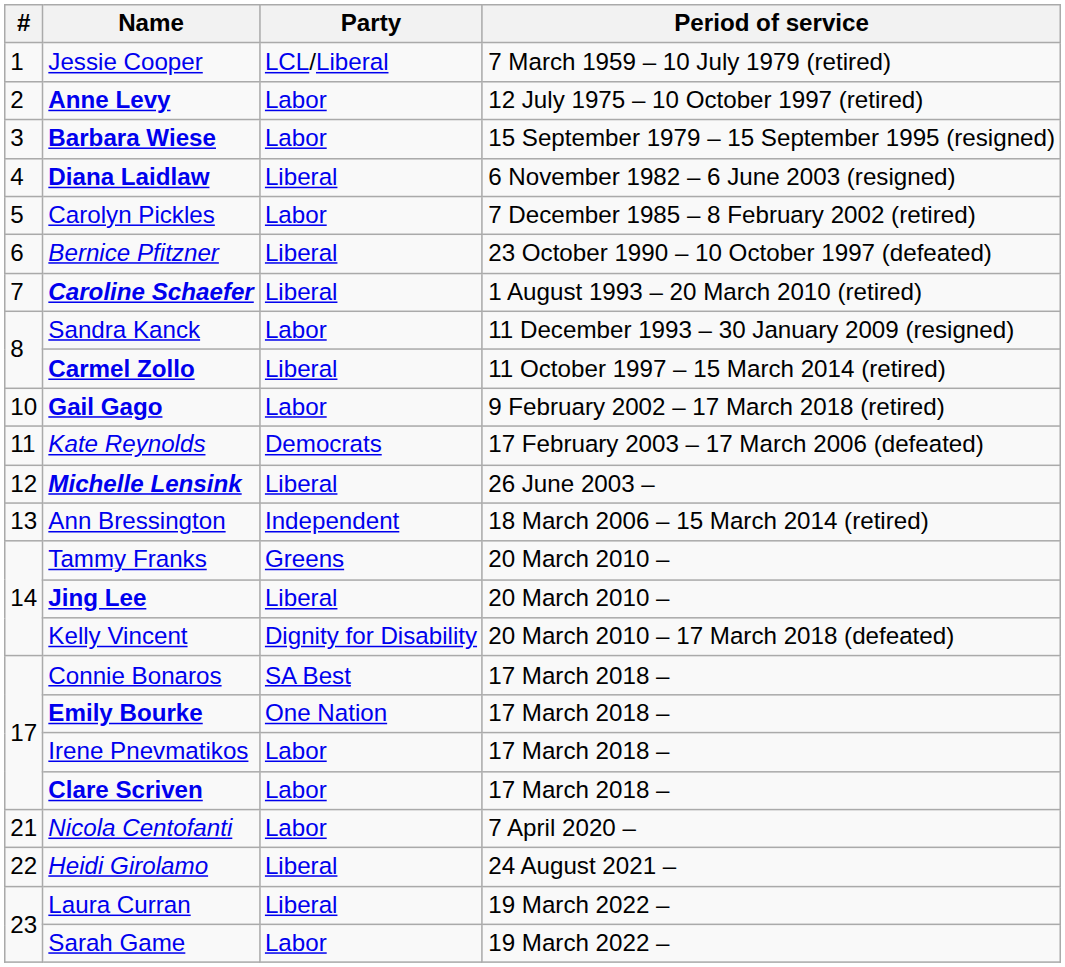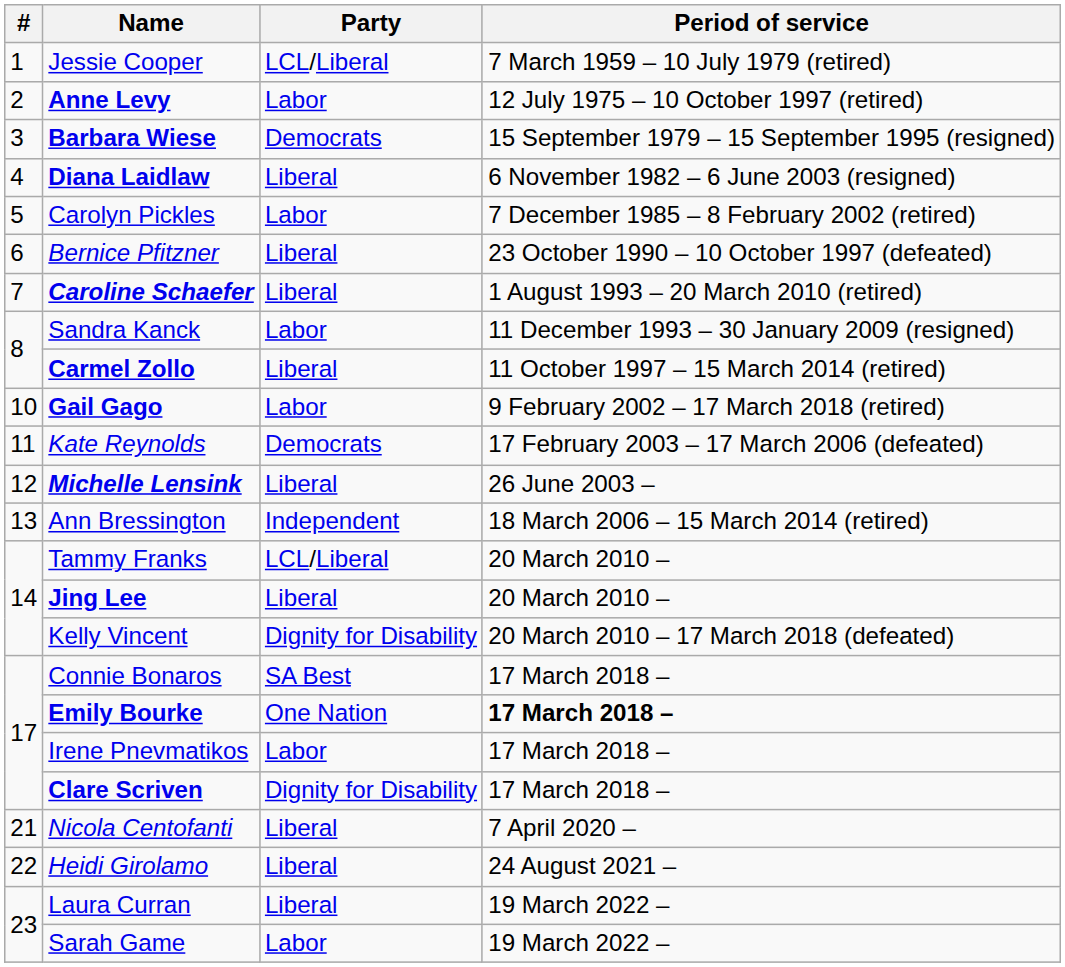(296, 138) Labor -> (323, 138) Democrats
(305, 560) Greens -> (327, 560) LCL/Liberal
(579, 713) normal -> (581, 713) bold
(296, 789) Labor -> (371, 789) Dignity for Disability
(296, 828) Labor -> (301, 828) Liberal
